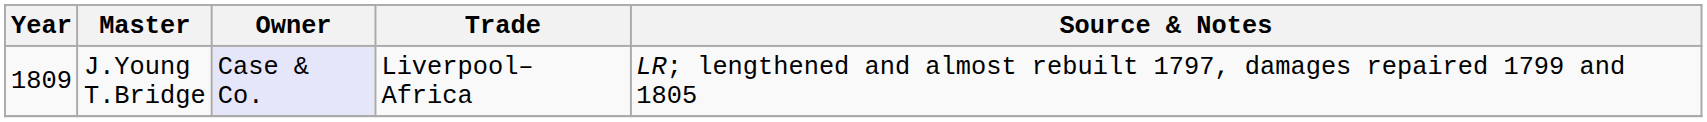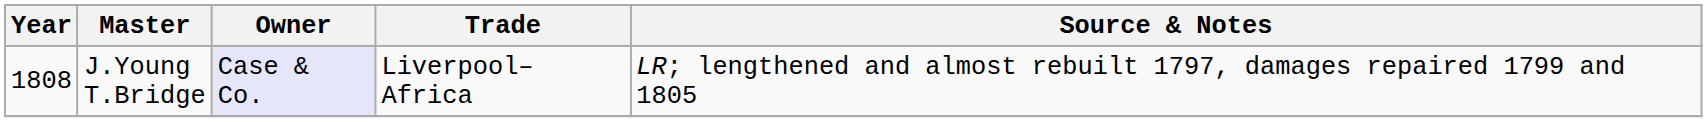(41, 82) 1809 -> (41, 82) 1808
